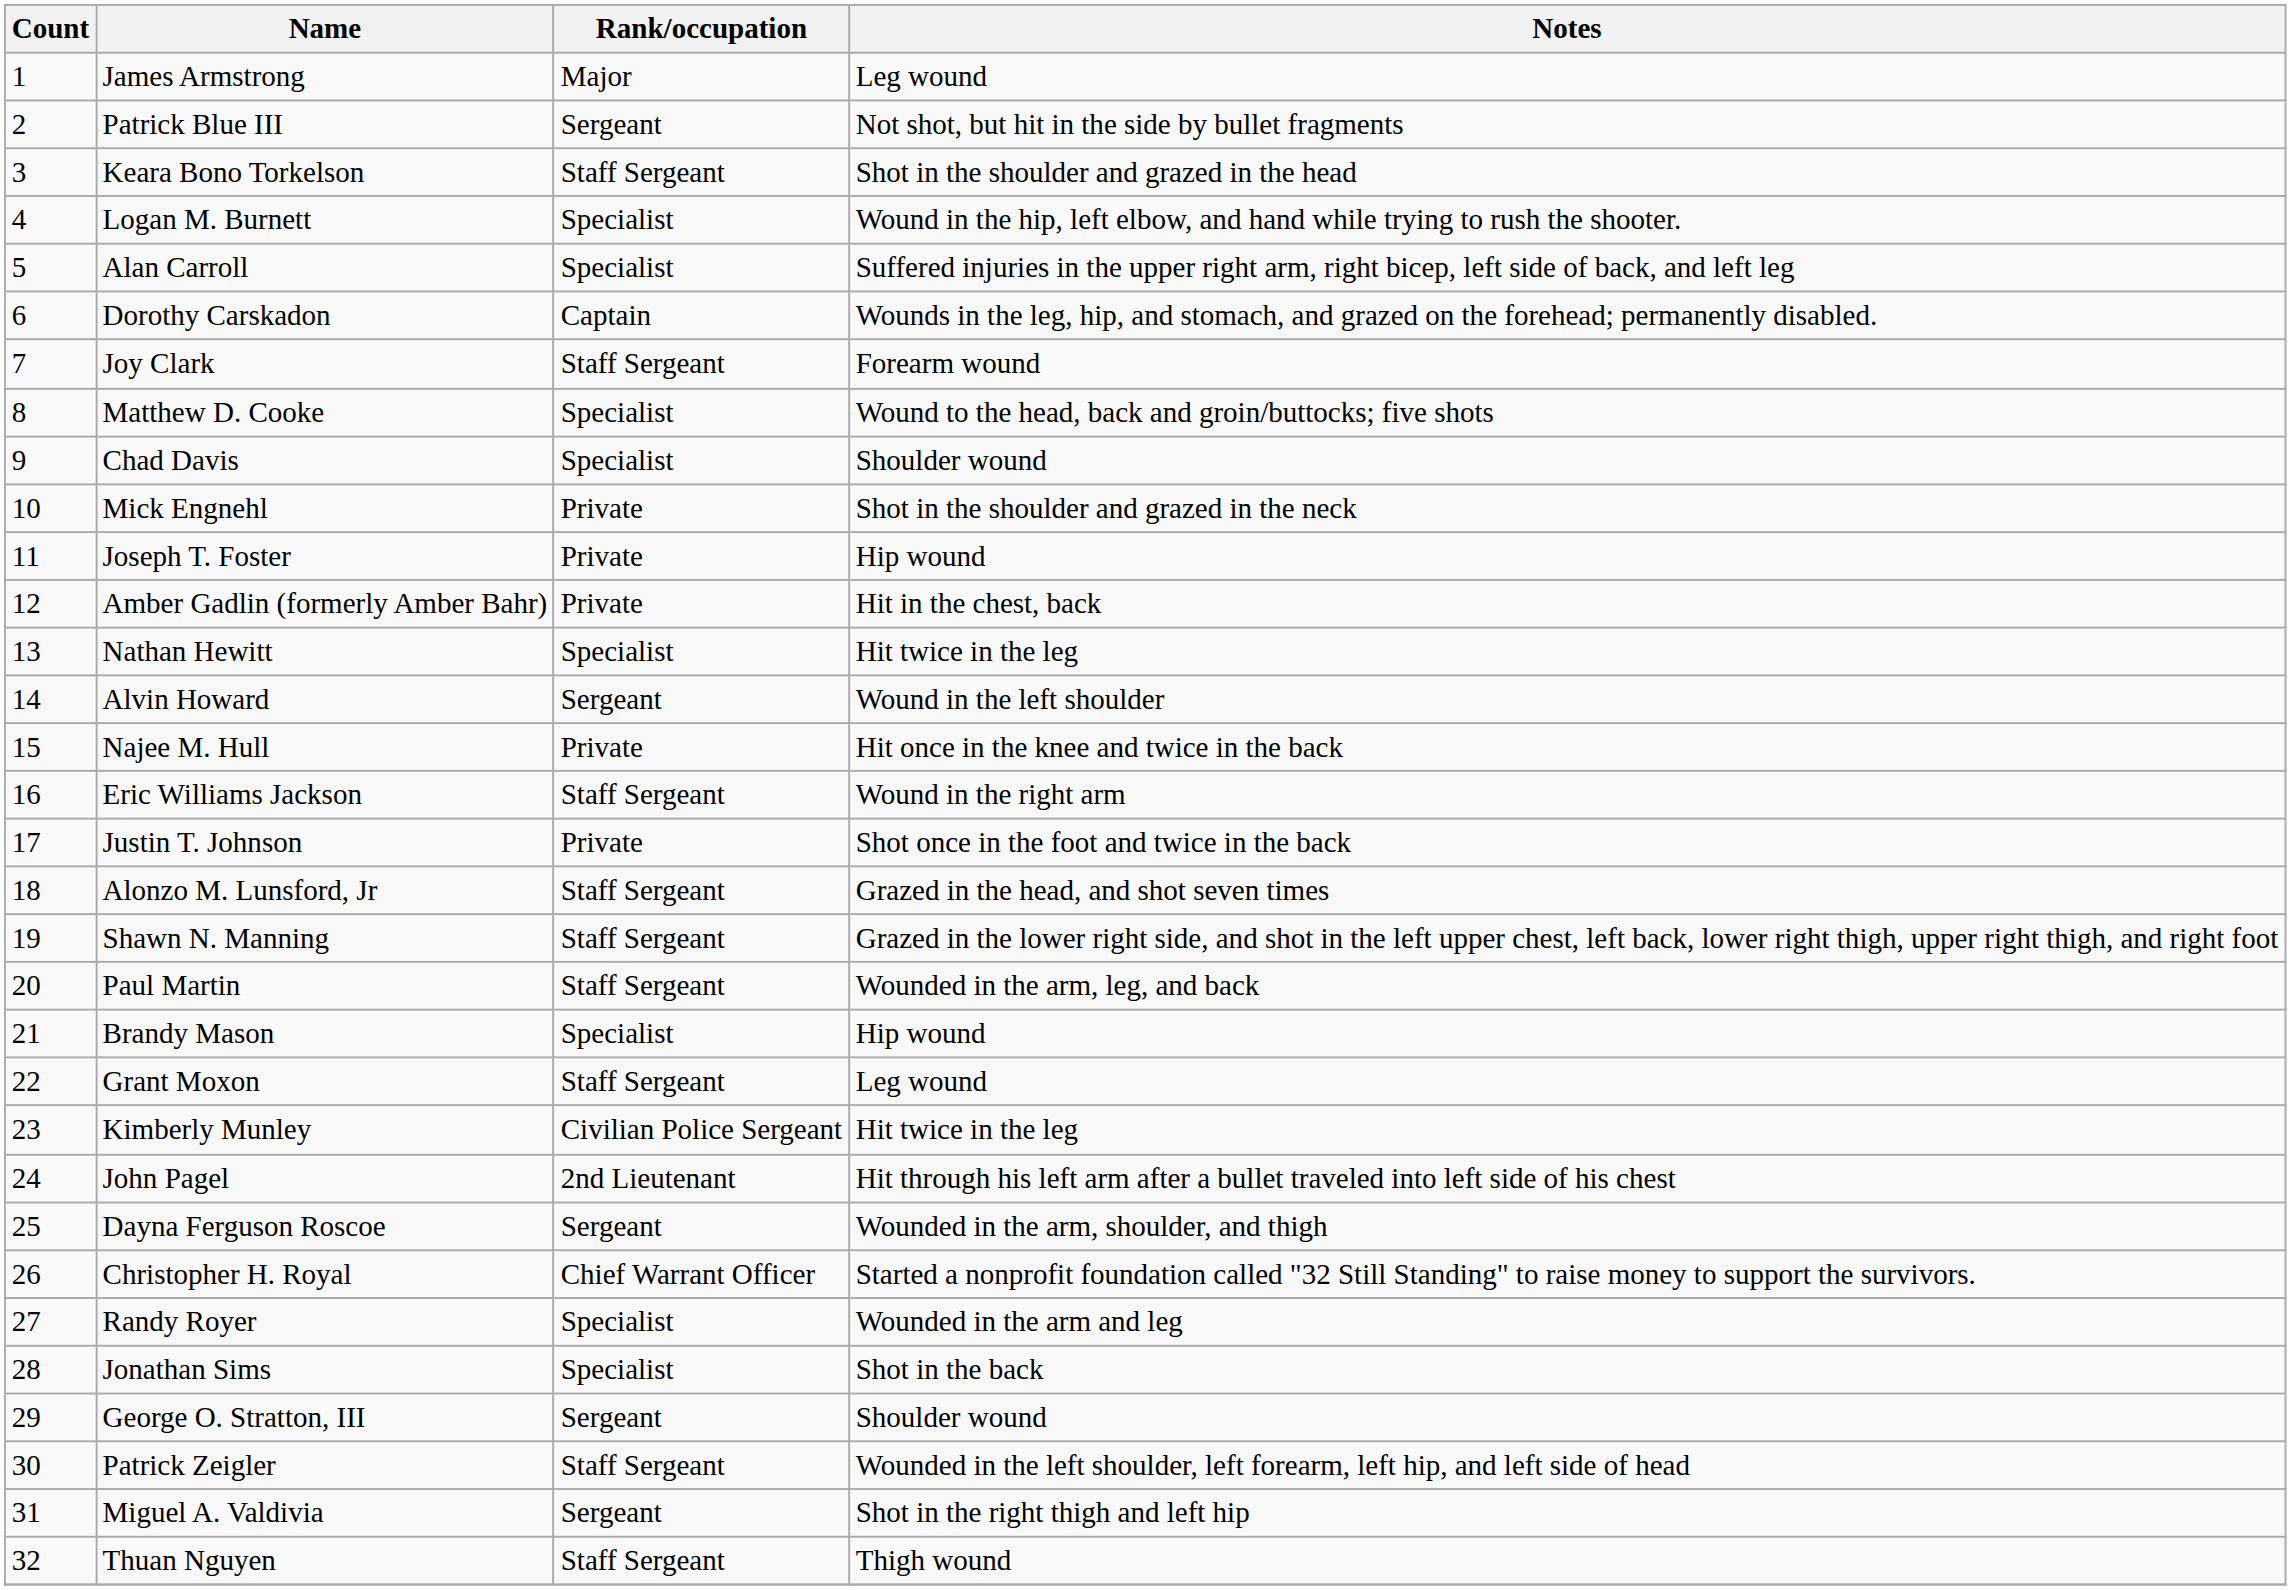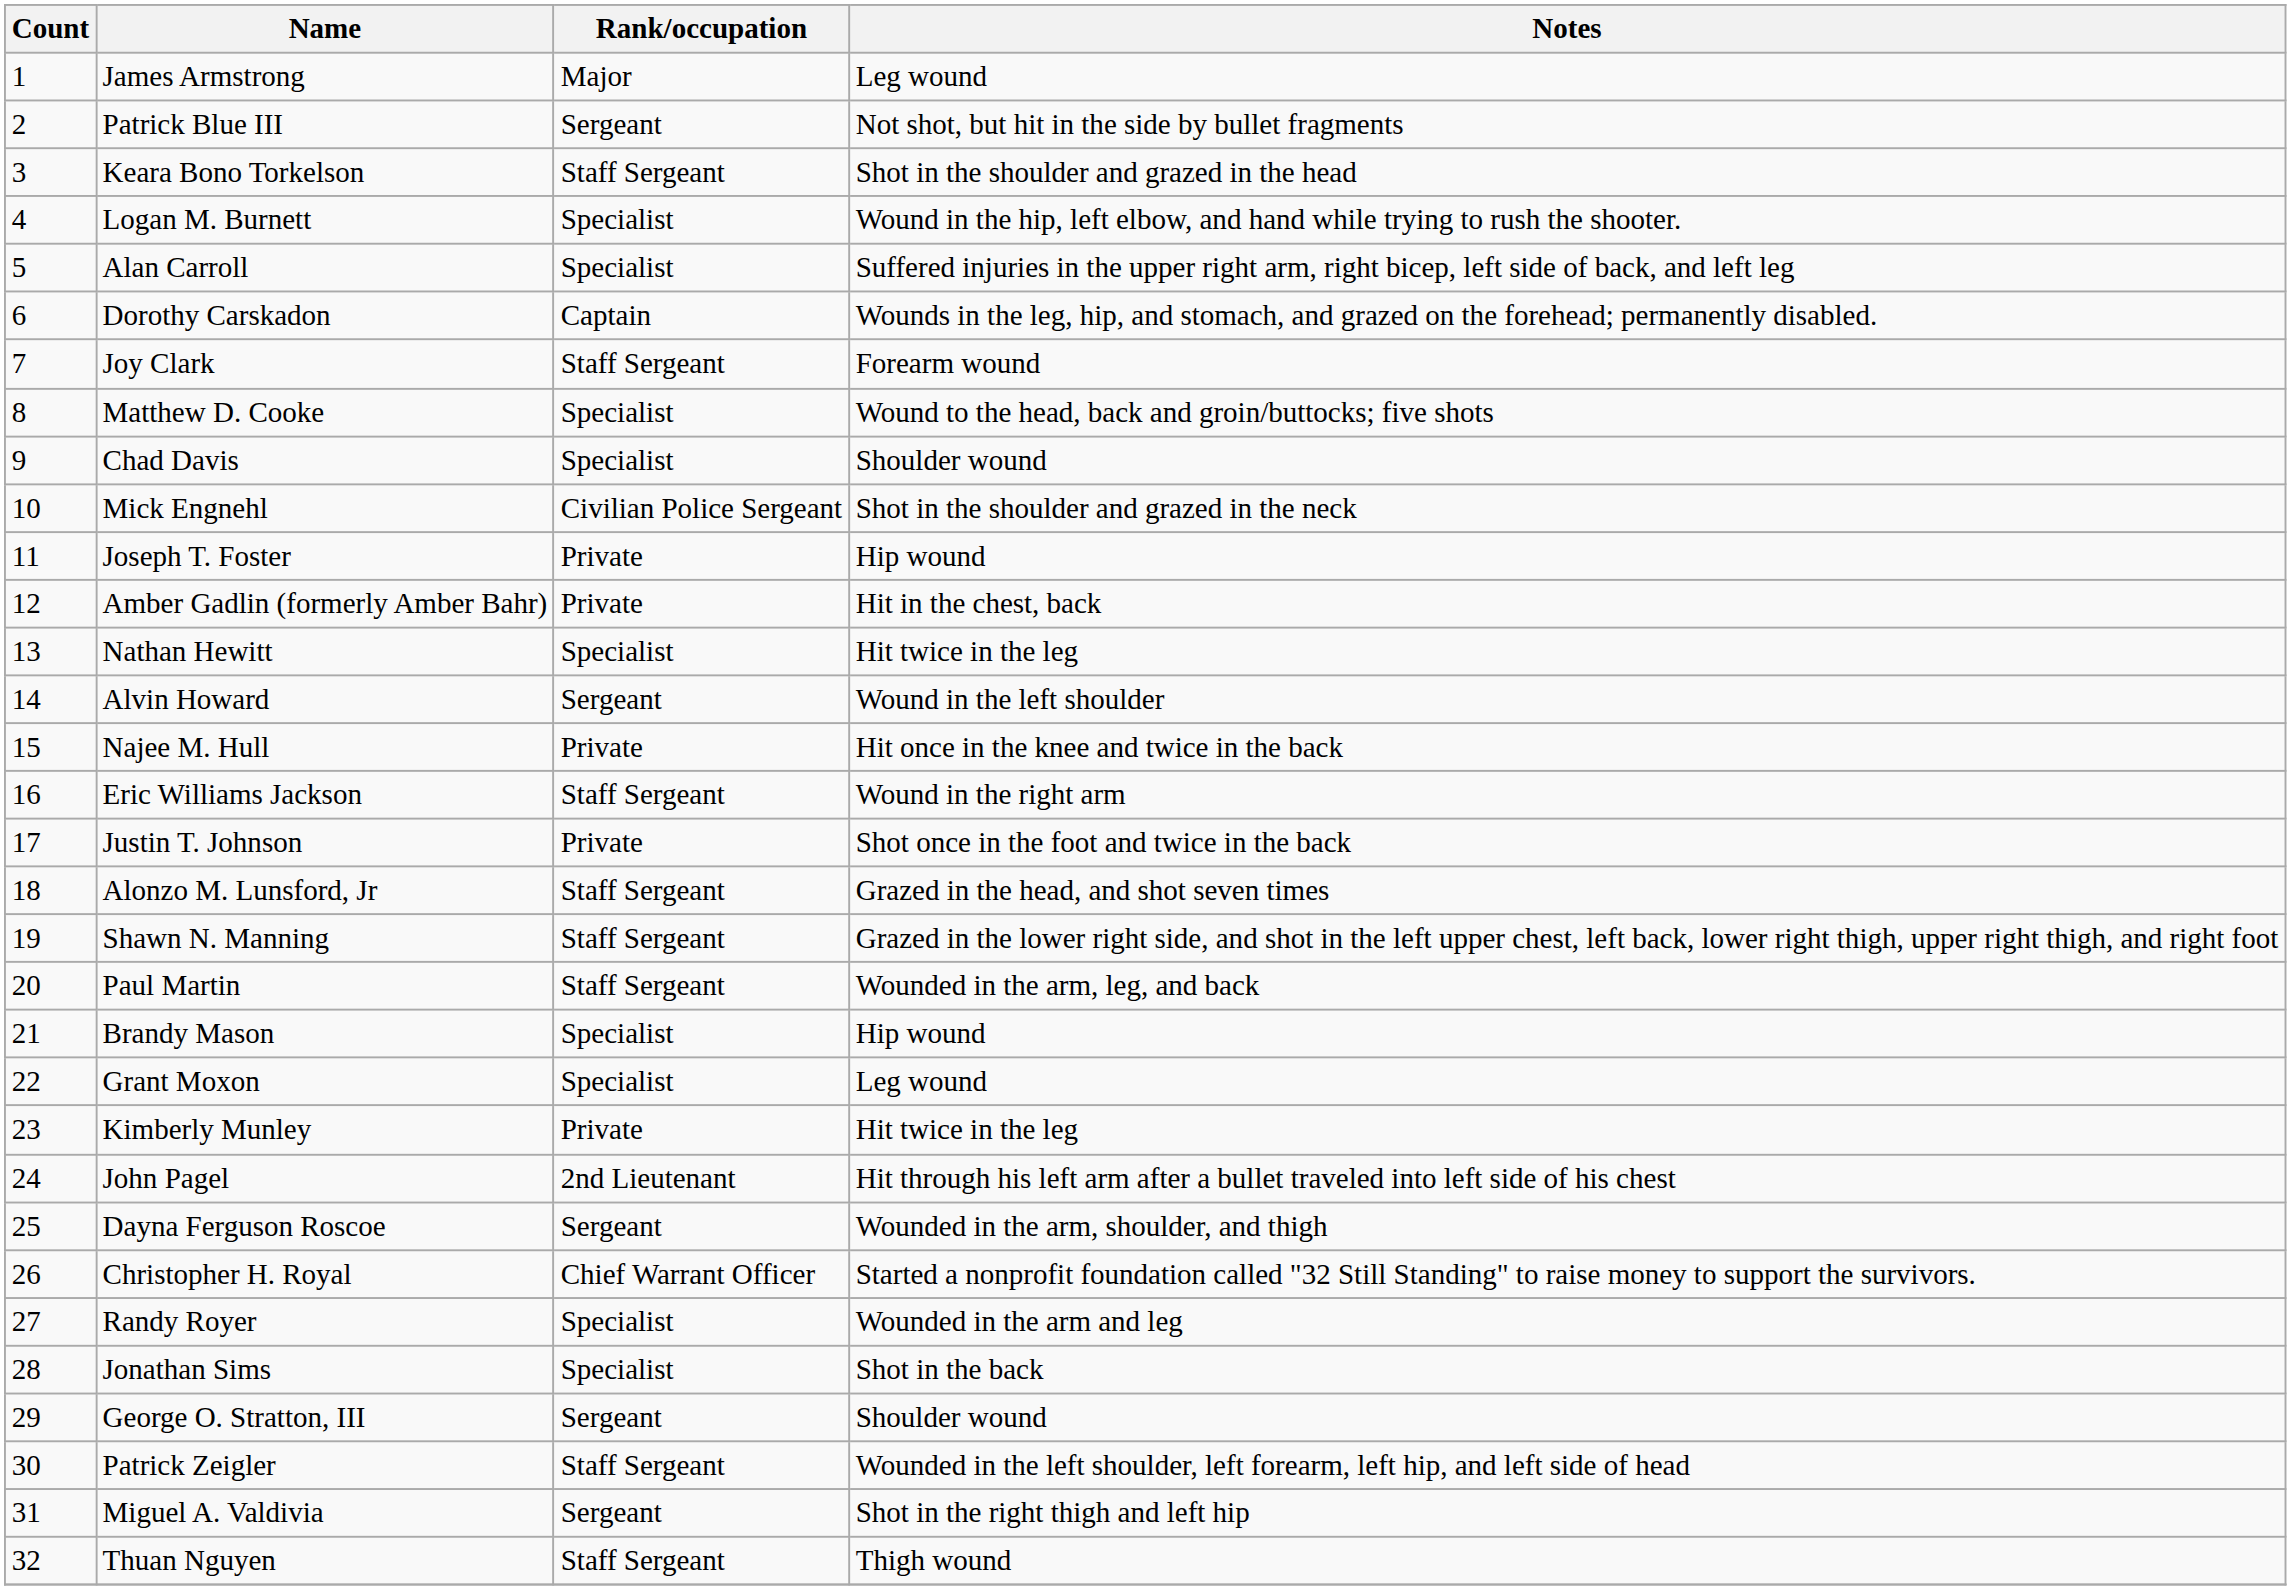(602, 507) Private -> (701, 507) Civilian Police Sergeant
(643, 1081) Staff Sergeant -> (617, 1081) Specialist
(701, 1129) Civilian Police Sergeant -> (602, 1129) Private
